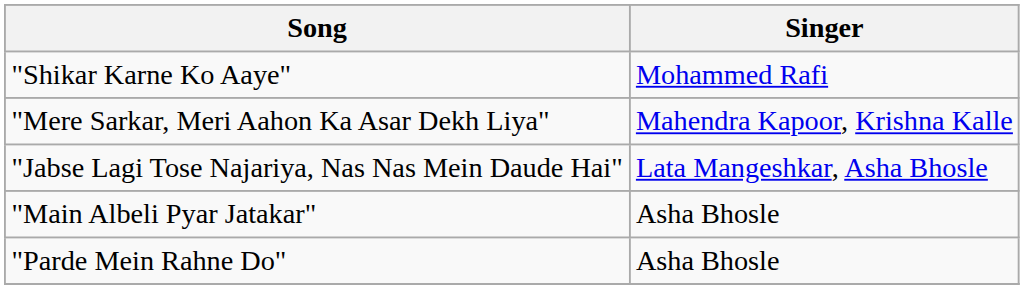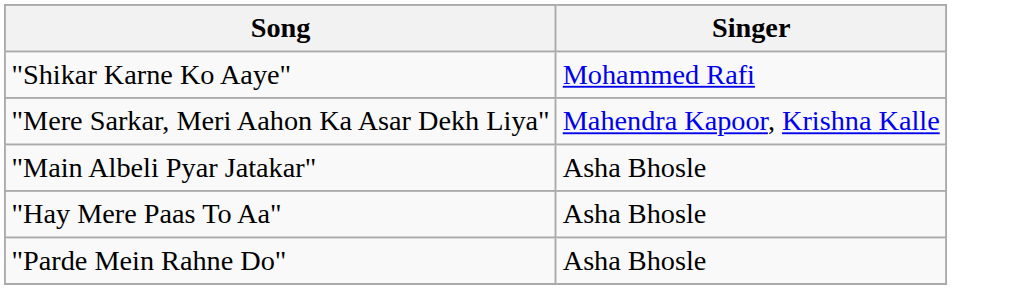- row: (317, 167)
+ row: (147, 214)
